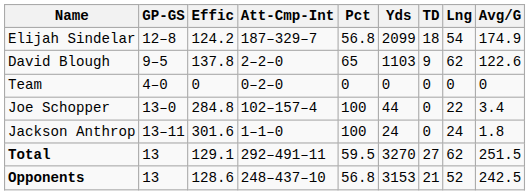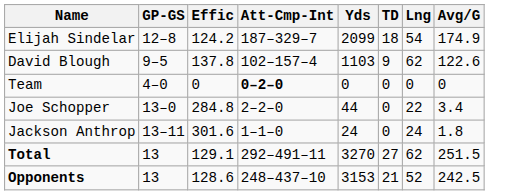- column: (358, 16)
(262, 62) 2–2–0 -> (279, 62) 102–157–4
(262, 85) normal -> (262, 85) bold
(279, 108) 102–157–4 -> (262, 108) 2–2–0
